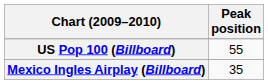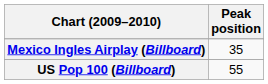rows swapped: (106, 69) <-> (106, 49)
